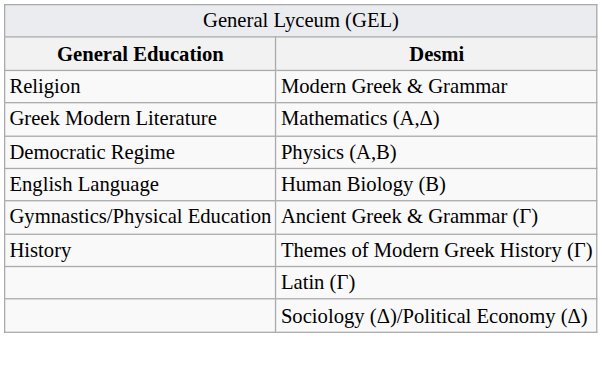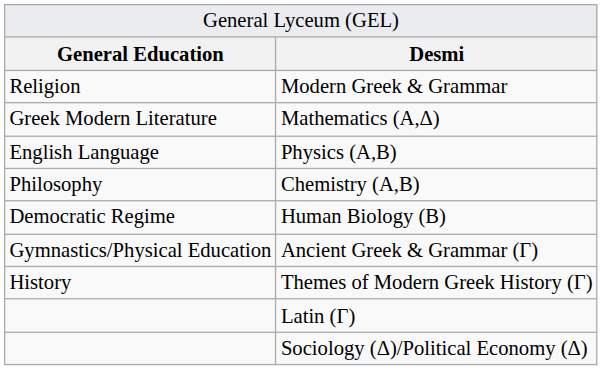(92, 151) Democratic Regime -> (84, 151) English Language
+ row: (350, 184)
(84, 184) English Language -> (92, 217) Democratic Regime
